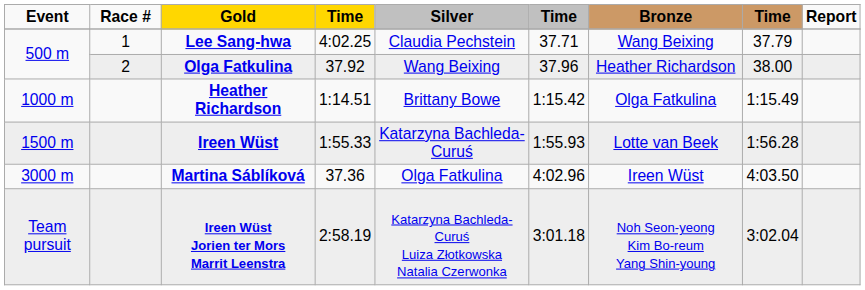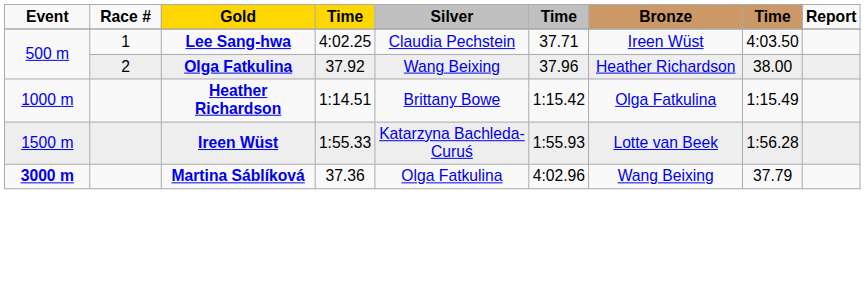(666, 41) Wang Beixing -> (666, 41) Ireen Wüst
(773, 41) 37.79 -> (773, 41) 4:03.50
(47, 176) normal -> (47, 176) bold
(666, 176) Ireen Wüst -> (666, 176) Wang Beixing
(773, 176) 4:03.50 -> (773, 176) 37.79
- row: (238, 245)
